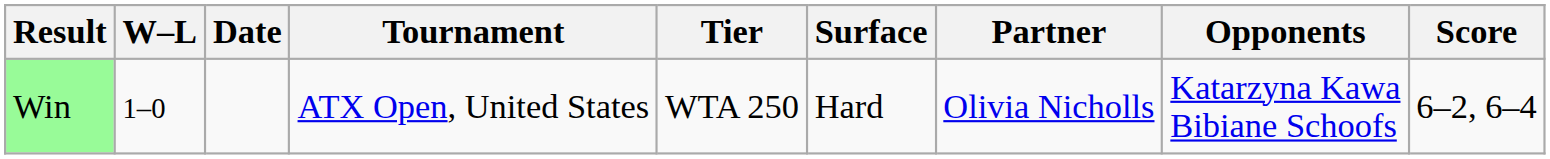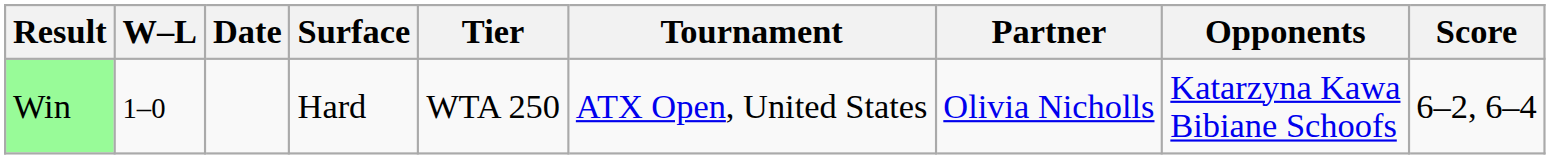columns swapped: (473, 31) <-> (871, 31)
